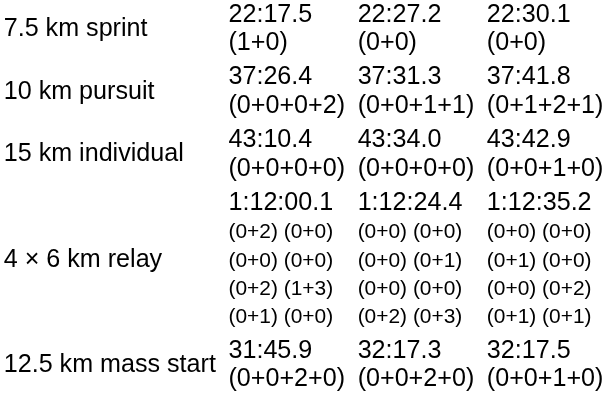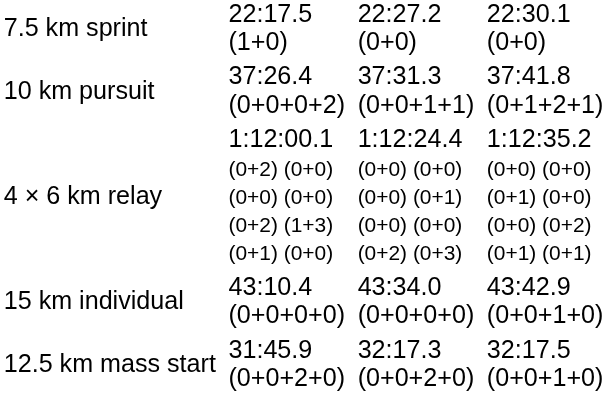rows swapped: (94, 153) <-> (83, 258)
